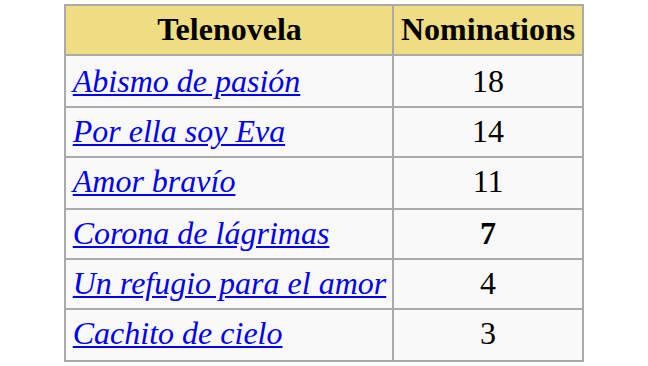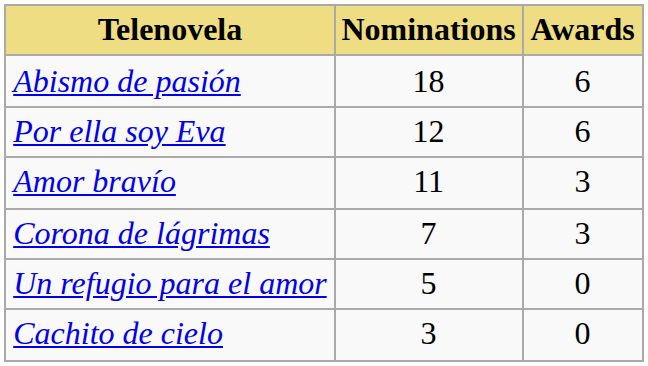+ column: (583, 29)
(488, 131) 14 -> (429, 131) 12
(488, 232) bold -> (429, 232) normal
(488, 283) 4 -> (429, 283) 5
